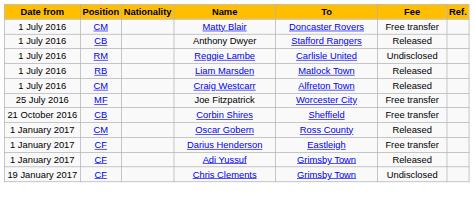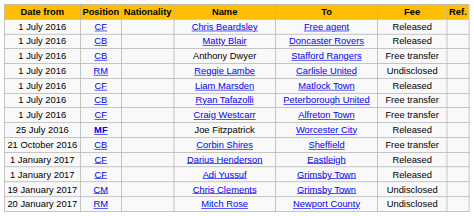+ row: (225, 27)
(101, 27) CM -> (101, 42) CB
(412, 27) Free transfer -> (412, 42) Released
(412, 42) Released -> (412, 56) Free transfer
(101, 71) RB -> (101, 86) CF
+ row: (225, 101)
(101, 86) CM -> (101, 116) CF
(412, 86) Released -> (412, 116) Free transfer
(101, 101) normal -> (101, 130) bold
(412, 101) Free transfer -> (412, 130) Released
- row: (225, 130)
(412, 145) Free transfer -> (412, 160) Released
(101, 175) CF -> (101, 190) CM
+ row: (225, 204)
